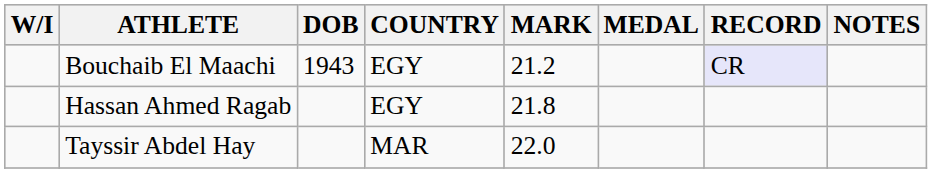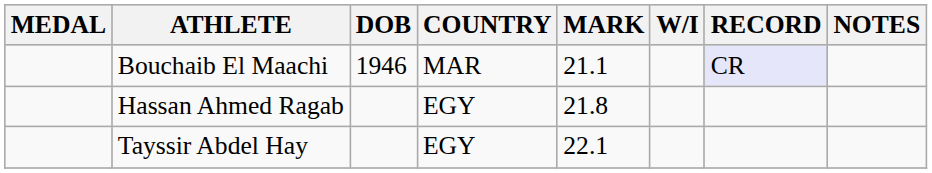columns swapped: (651, 24) <-> (32, 24)
(329, 65) 1943 -> (381, 65) 1946
(397, 65) EGY -> (452, 65) MAR
(533, 65) 21.2 -> (586, 65) 21.1
(400, 146) MAR -> (449, 146) EGY
(533, 146) 22.0 -> (586, 146) 22.1
